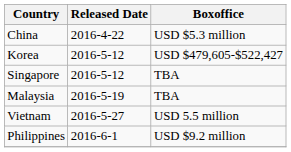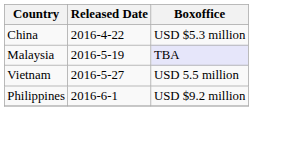- row: (23, 55)
- row: (33, 75)
(167, 95) no background -> (167, 55) lavender background
